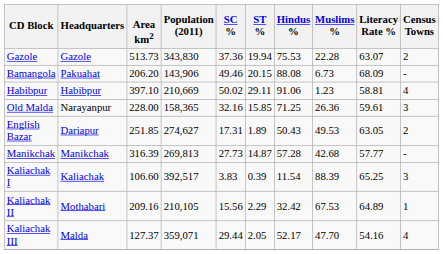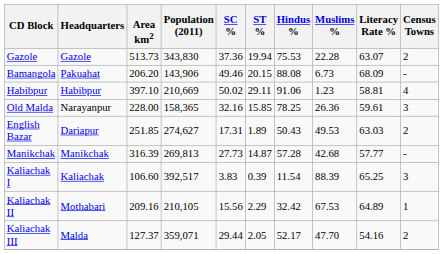(289, 108) 71.25 -> (289, 108) 78.25
(371, 131) 63.05 -> (371, 131) 63.03
(406, 235) 4 -> (406, 235) 2
